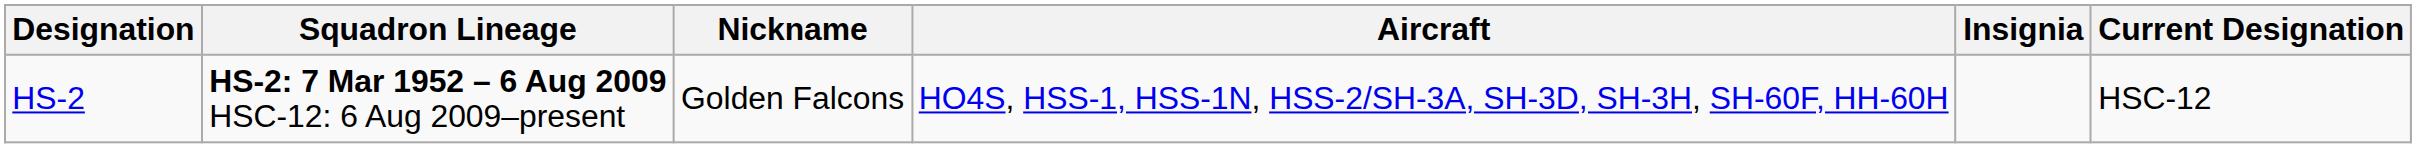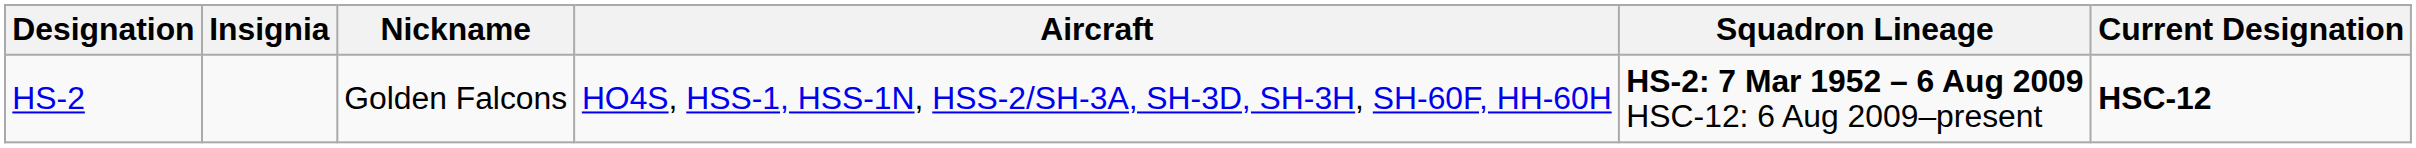columns swapped: (2023, 29) <-> (438, 29)
(2155, 98) normal -> (2155, 98) bold
